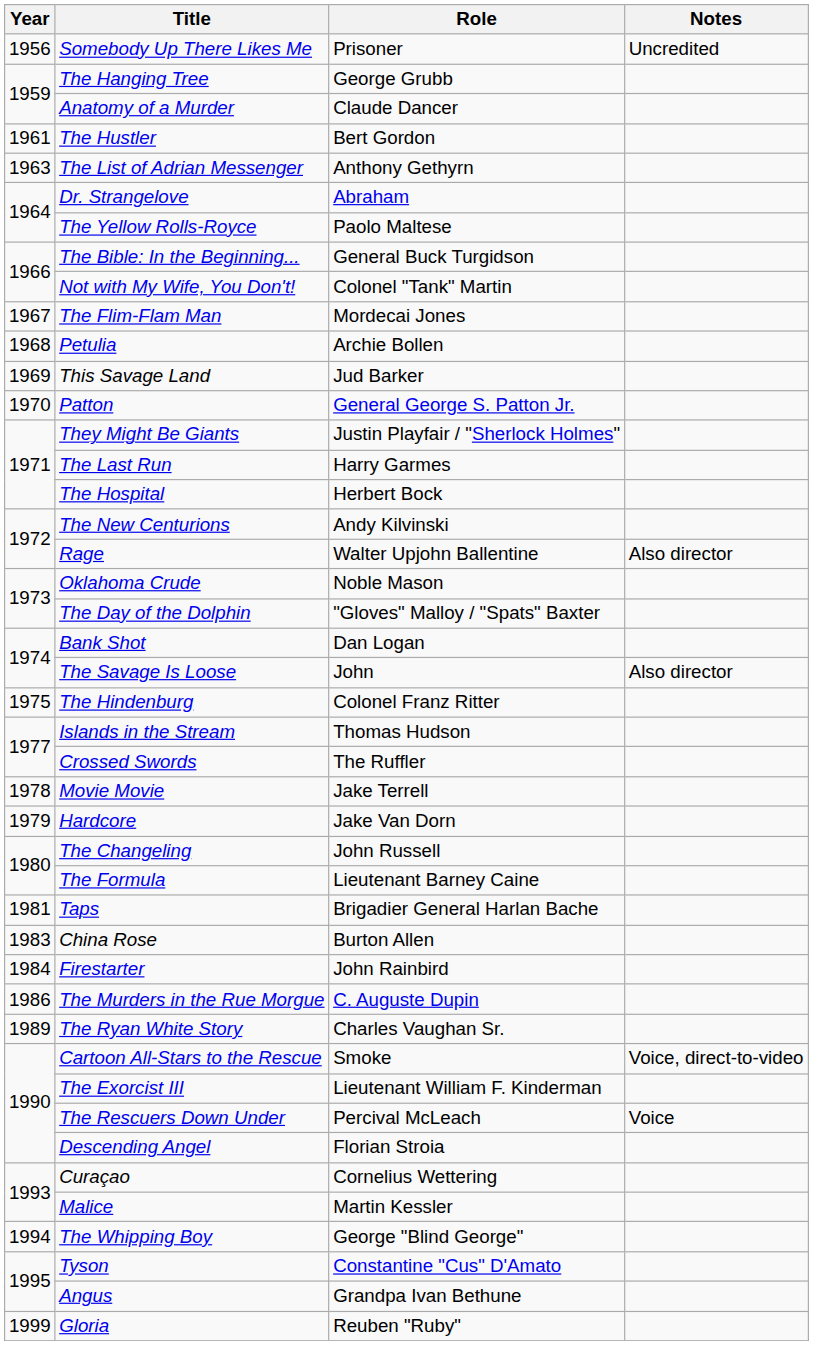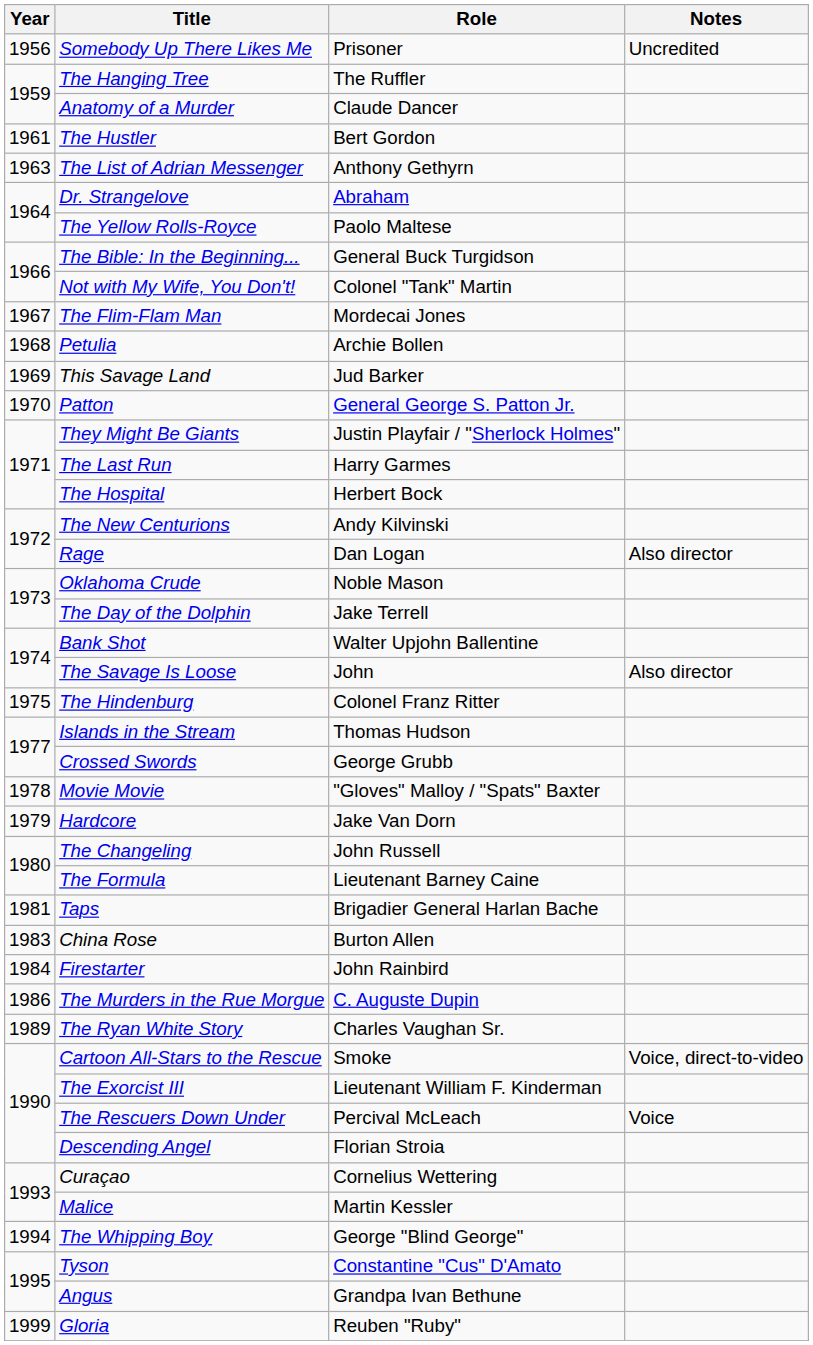(393, 78) George Grubb -> (379, 78) The Ruffler
(436, 553) Walter Upjohn Ballentine -> (379, 553) Dan Logan
(467, 613) "Gloves" Malloy / "Spats" Baxter -> (381, 613) Jake Terrell
(379, 642) Dan Logan -> (436, 642) Walter Upjohn Ballentine
(379, 761) The Ruffler -> (393, 761) George Grubb
(381, 791) Jake Terrell -> (467, 791) "Gloves" Malloy / "Spats" Baxter
